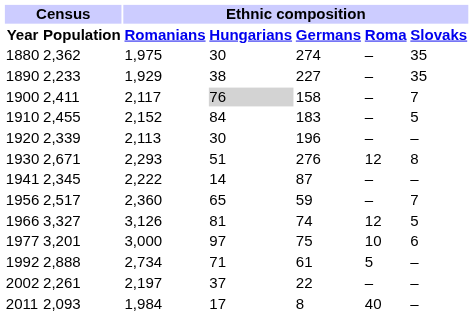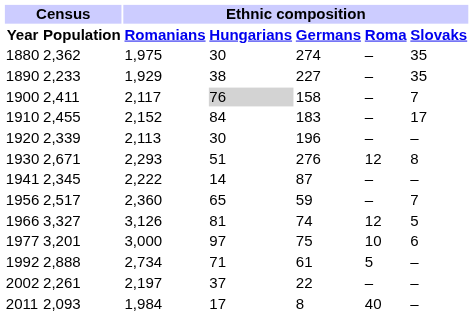(415, 117) 5 -> (419, 117) 17
